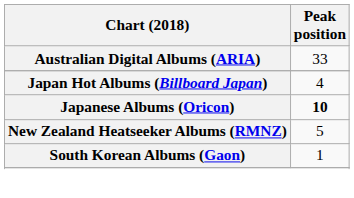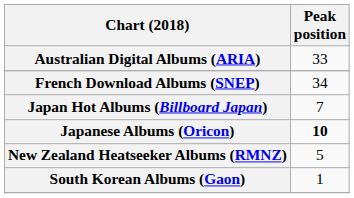+ row: (147, 82)
(320, 82) 4 -> (320, 107) 7
